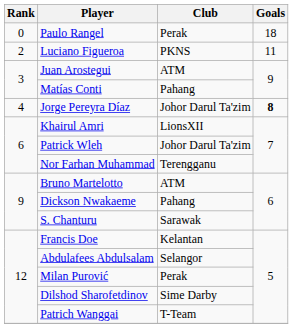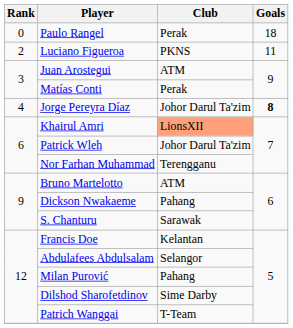(178, 88) Pahang -> (174, 88) Perak
(182, 126) no background -> (182, 126) lightsalmon background
(174, 276) Perak -> (178, 276) Pahang
